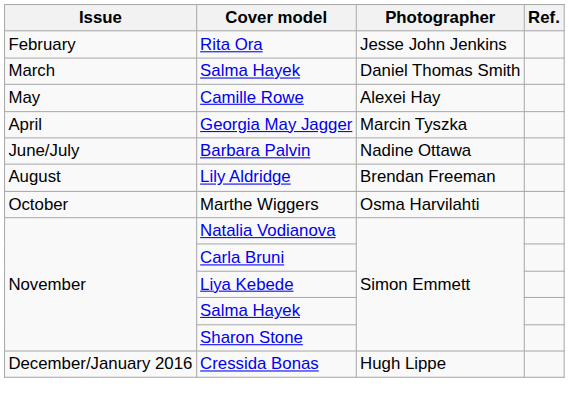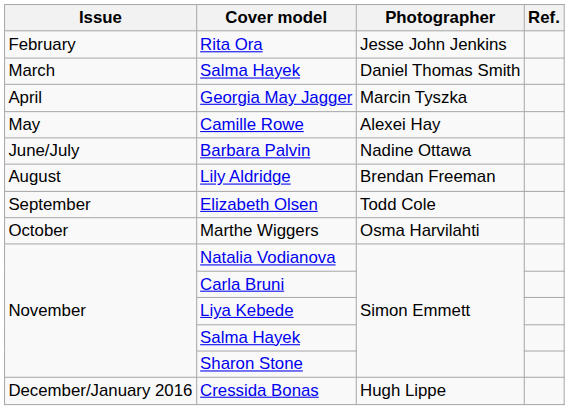rows swapped: (25, 124) <-> (24, 97)
+ row: (49, 204)
